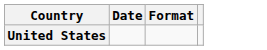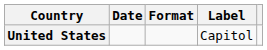+ column: (227, 15)
